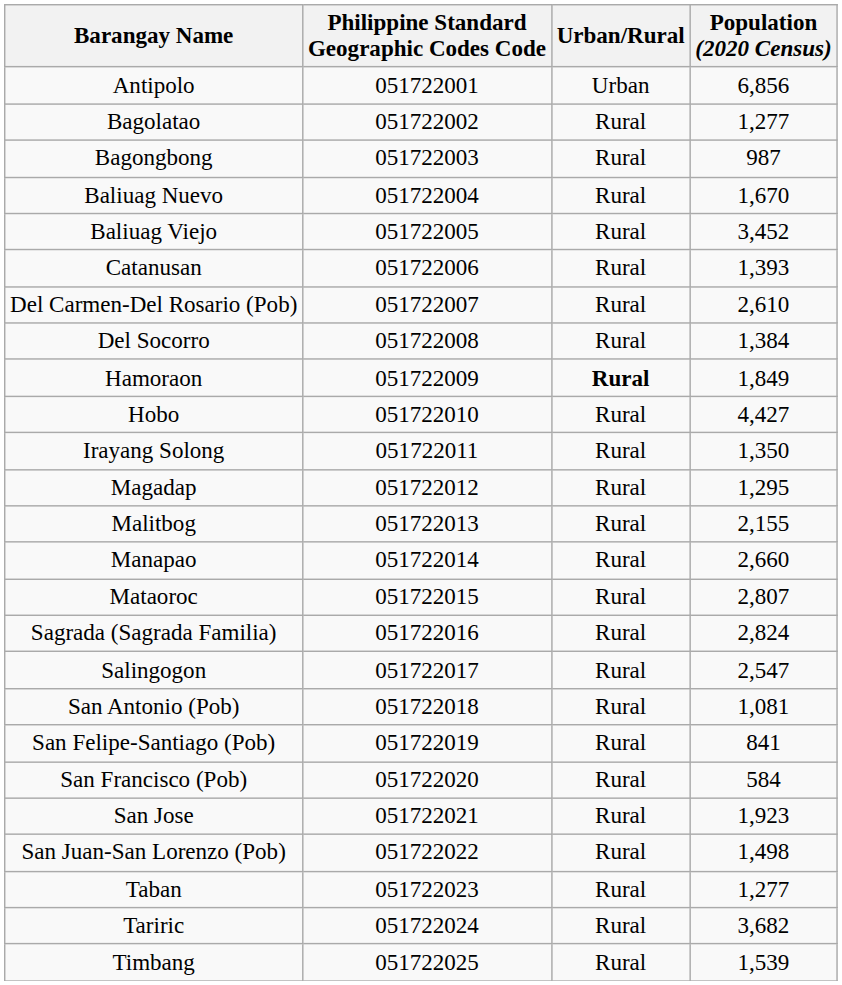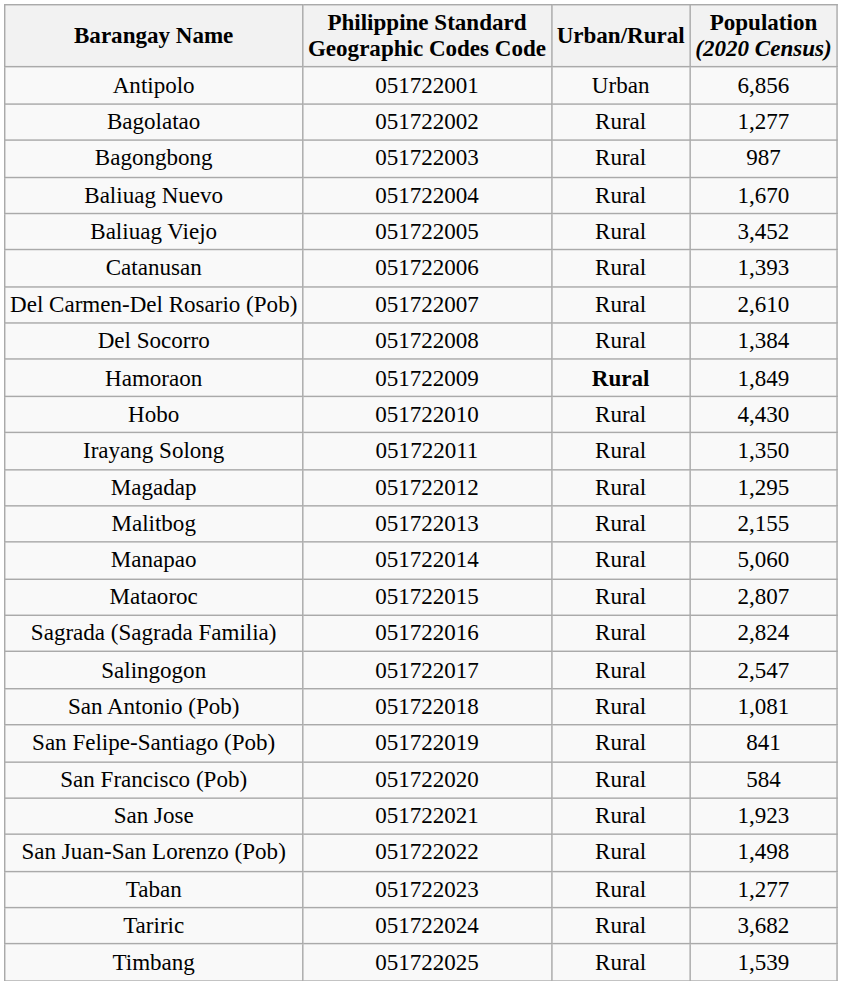(763, 414) 4,427 -> (763, 414) 4,430
(763, 560) 2,660 -> (763, 560) 5,060
